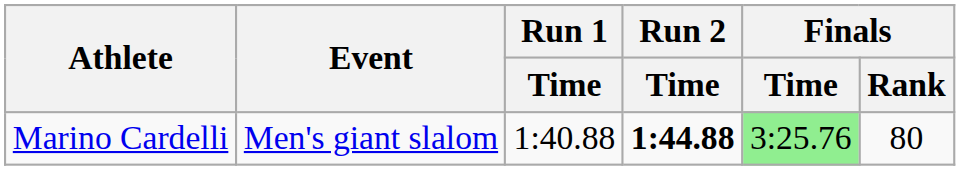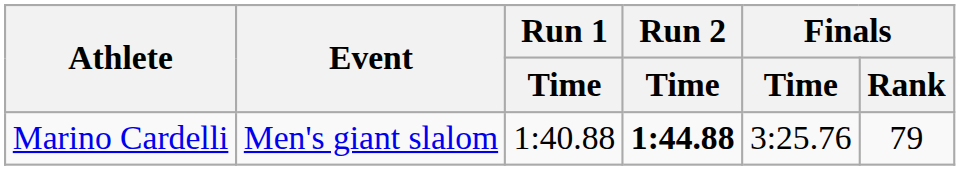(801, 137) lightgreen background -> (801, 137) no background
(906, 137) 80 -> (906, 137) 79
